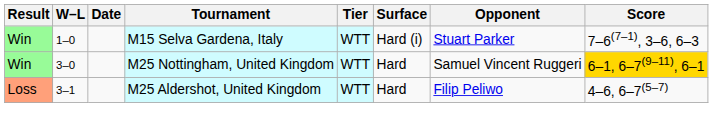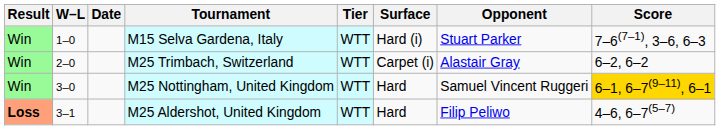+ row: (211, 62)
(22, 90) normal -> (24, 112) bold
